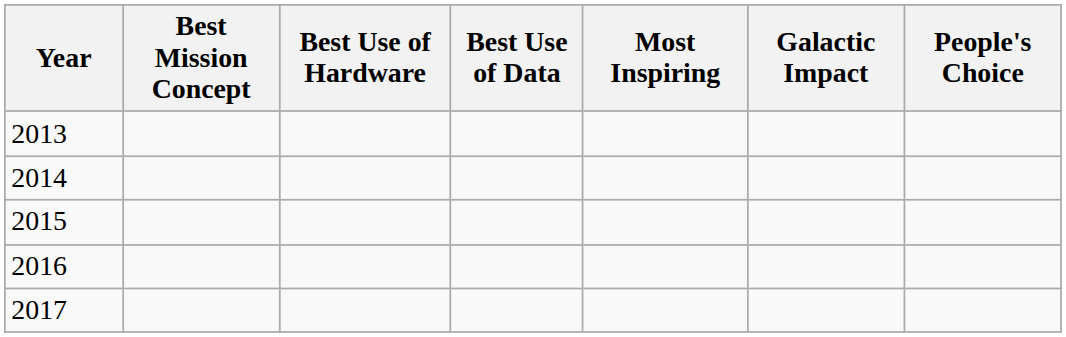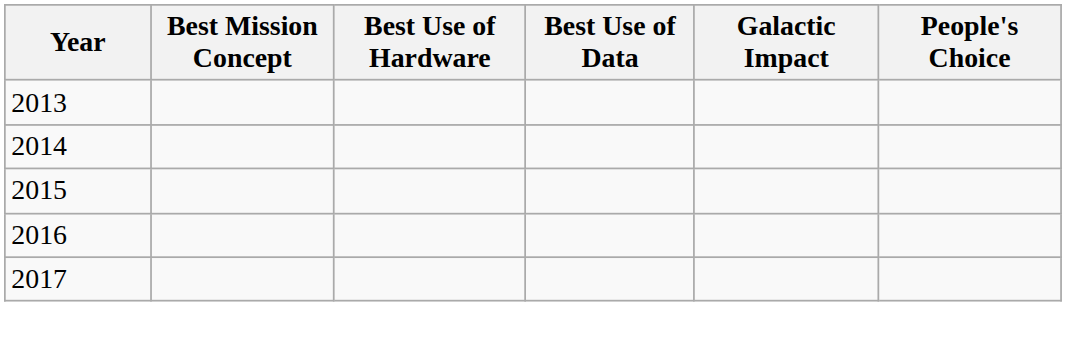- column: (665, 57)
